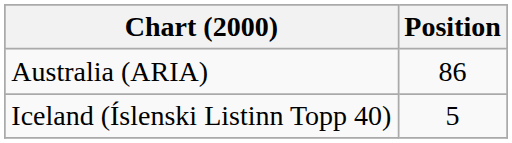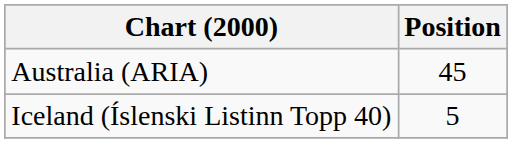(453, 71) 86 -> (453, 71) 45
